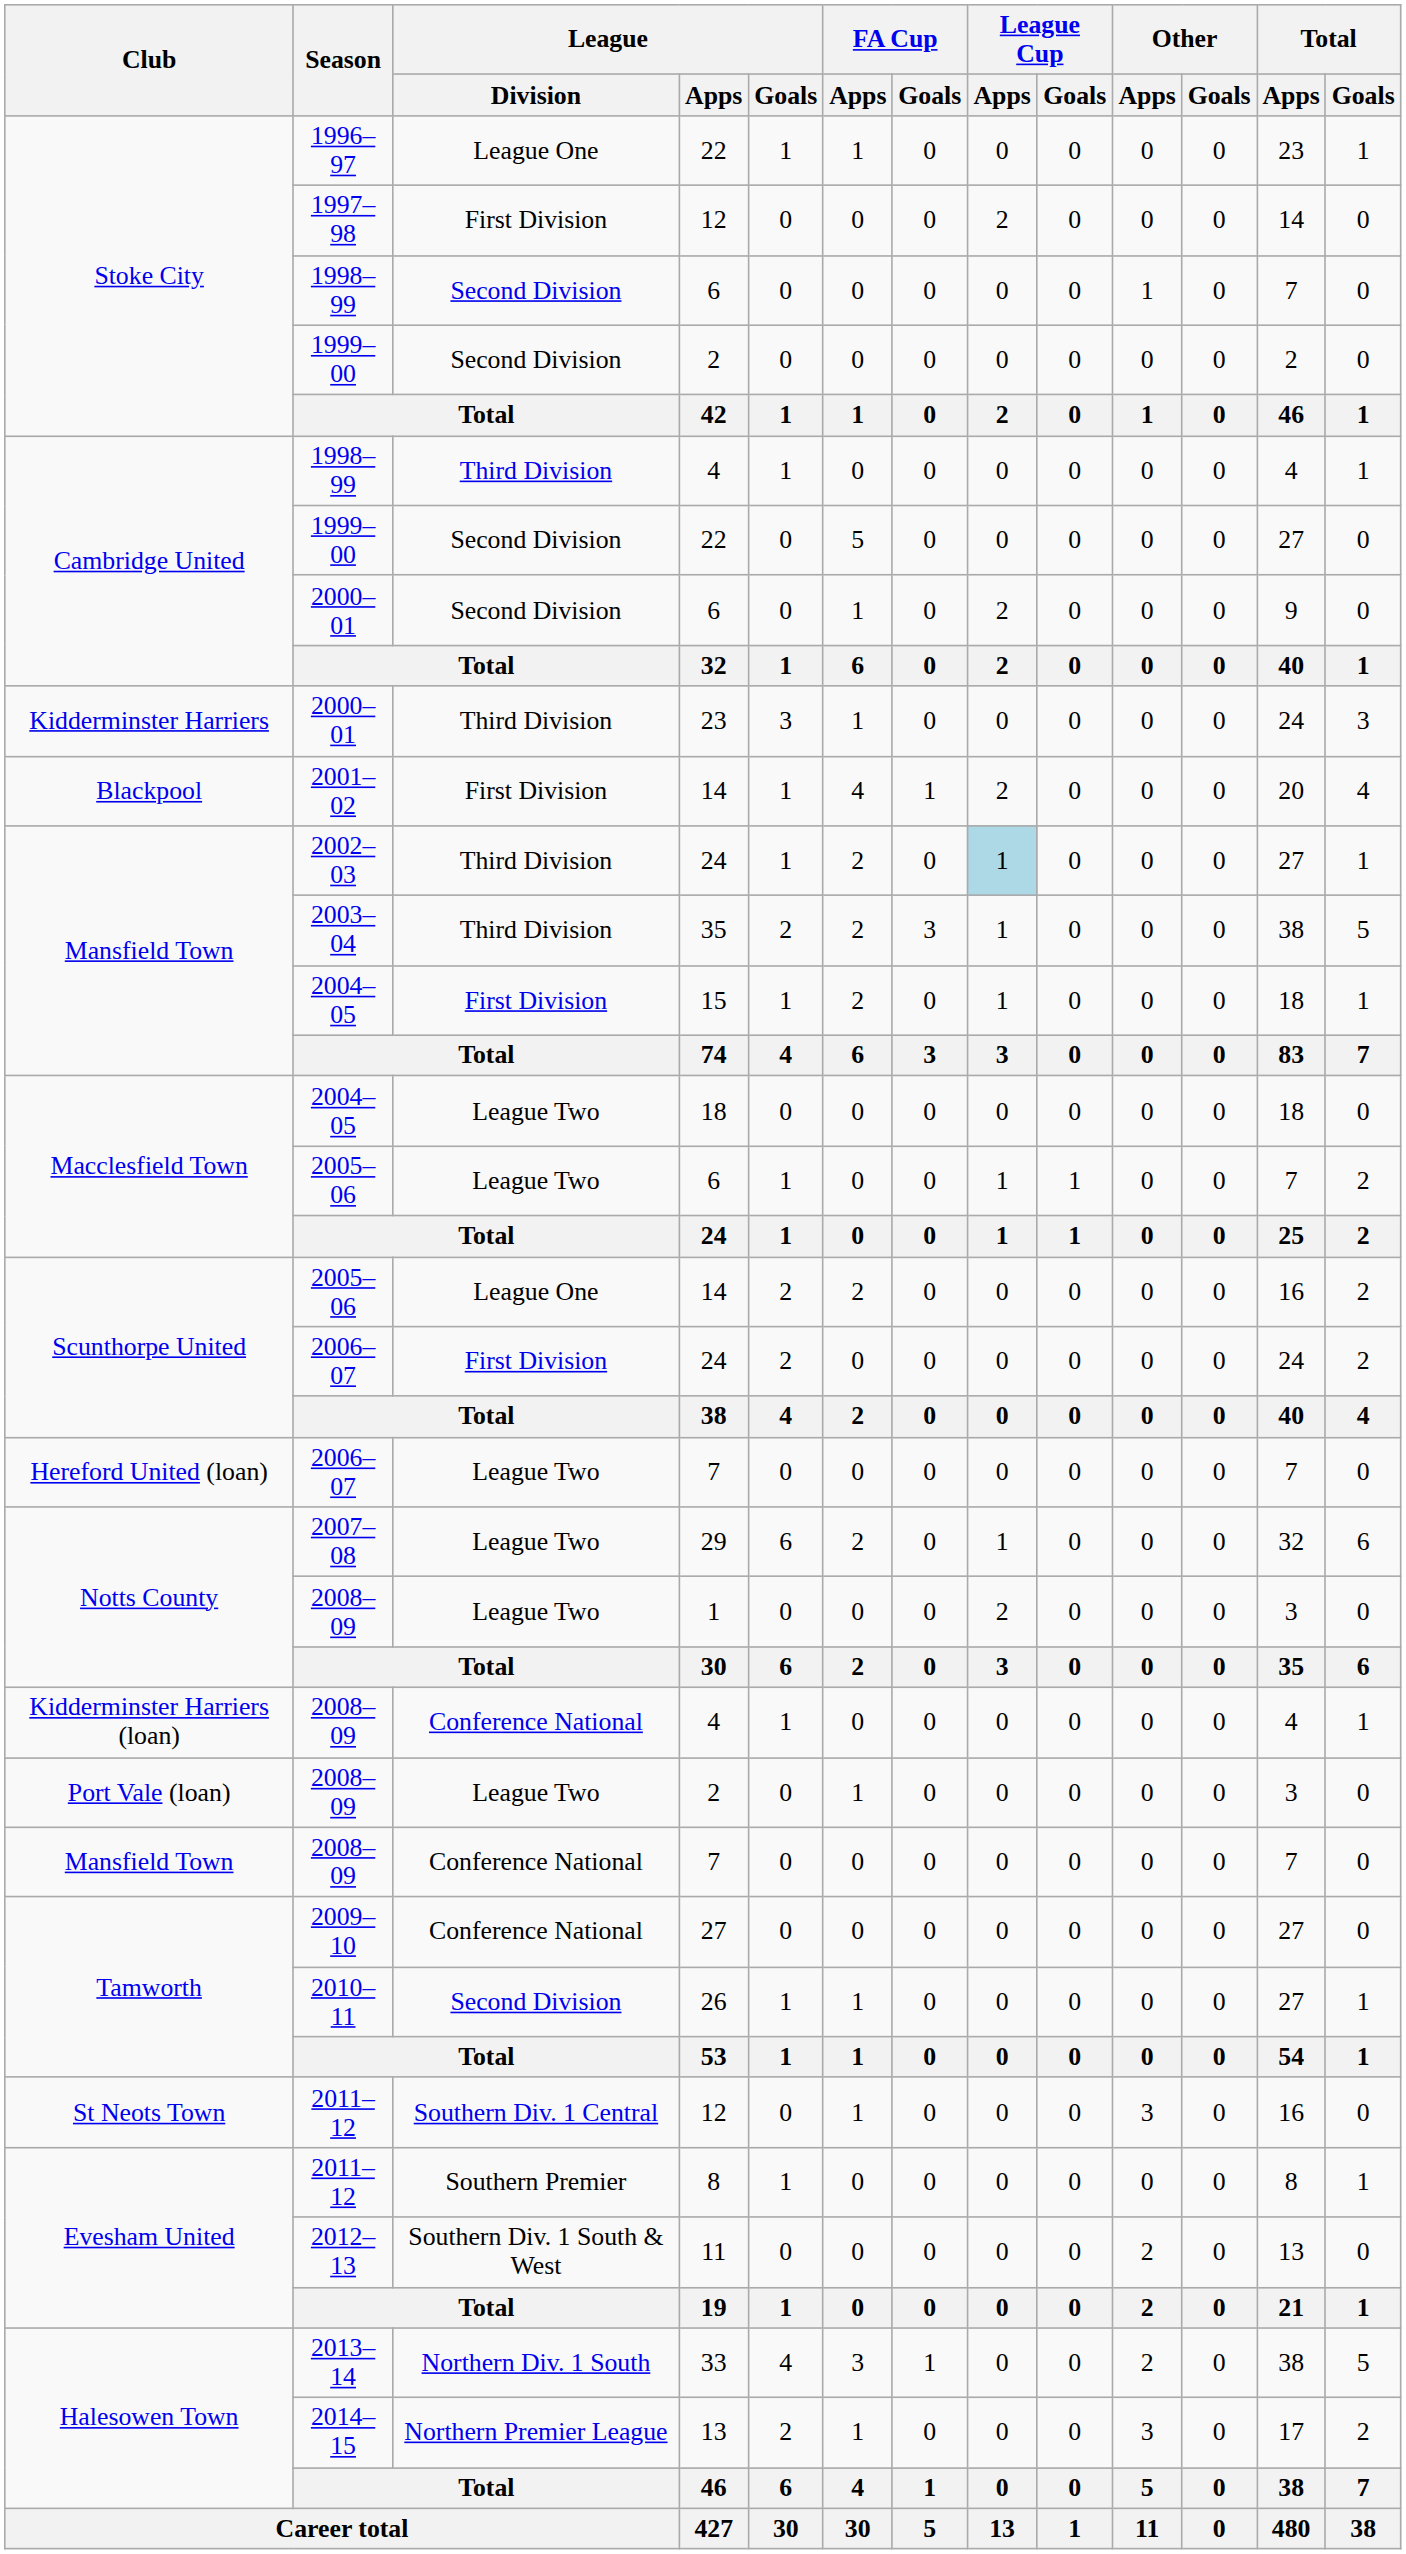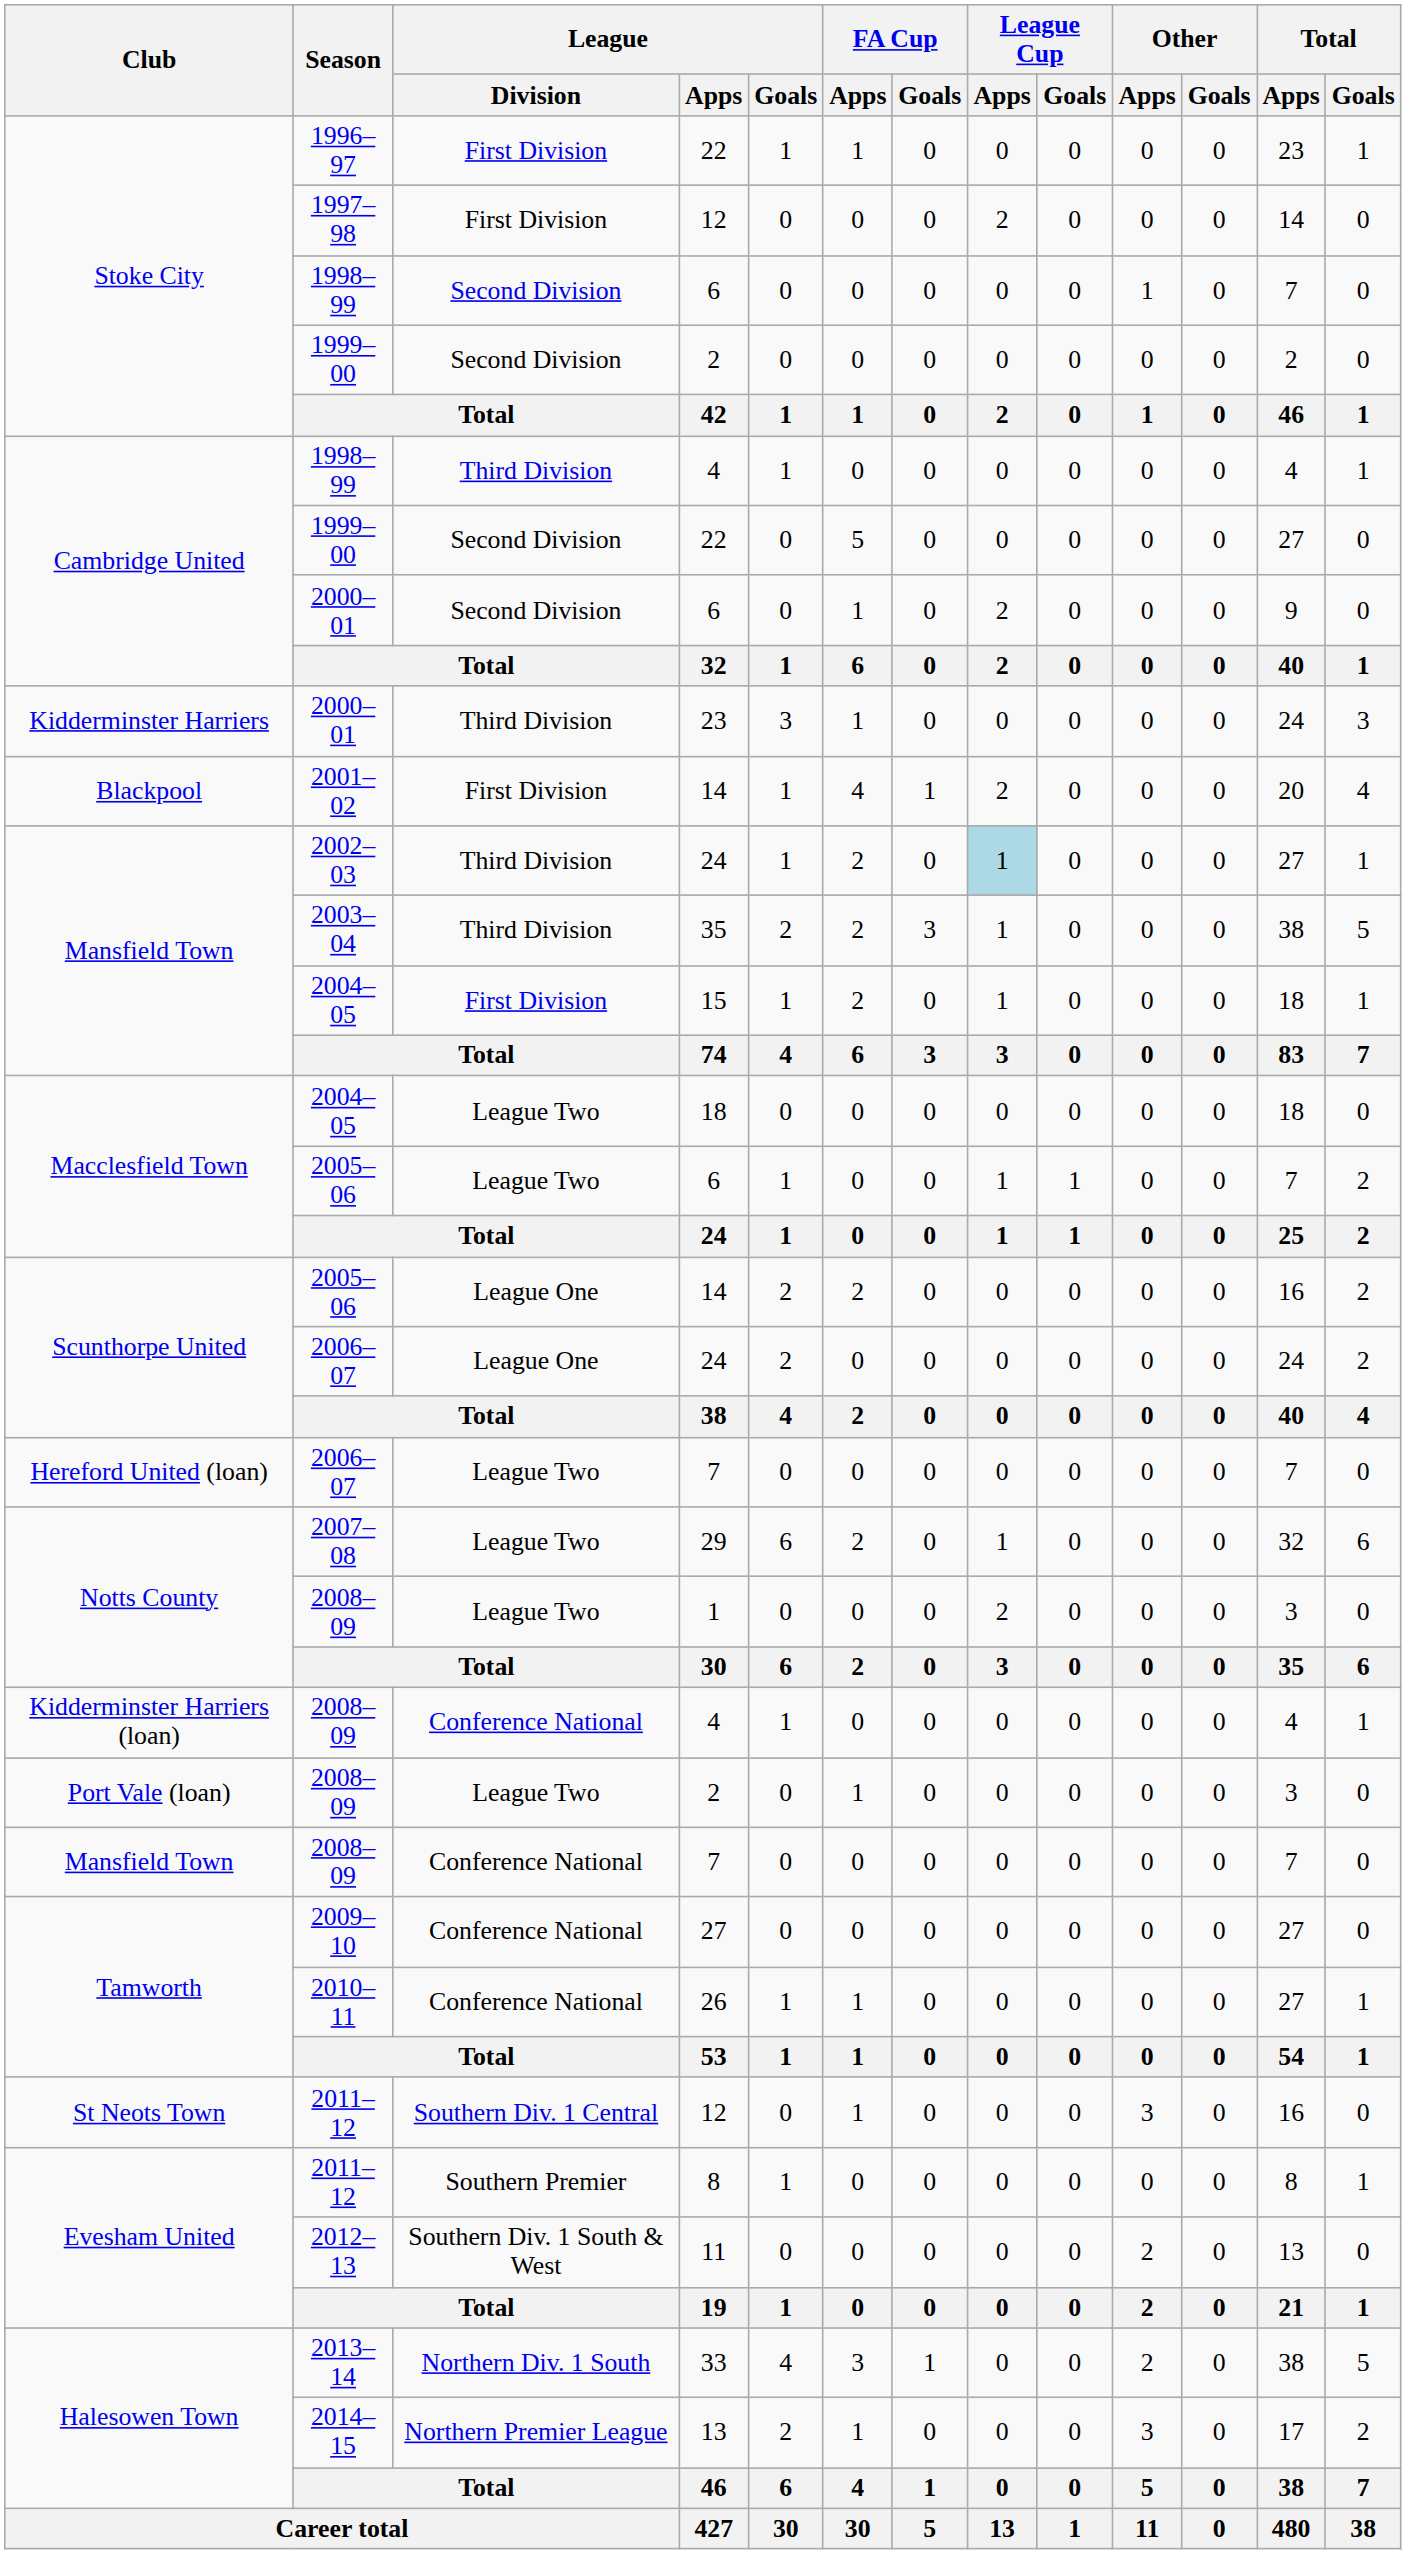(536, 150) League One -> (536, 150) First Division
(536, 1361) First Division -> (536, 1361) League One
(536, 2001) Second Division -> (536, 2001) Conference National
